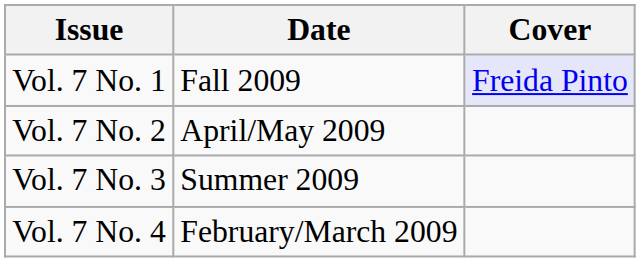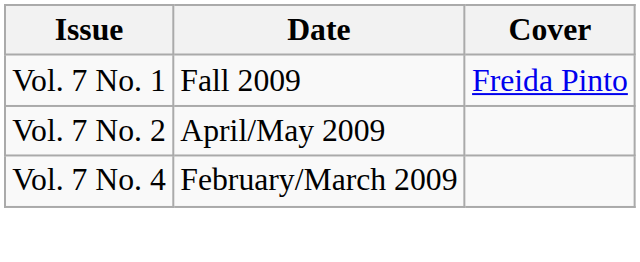(550, 79) lavender background -> (550, 79) no background
- row: (89, 180)
